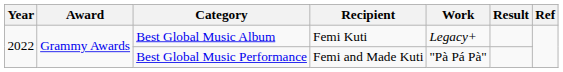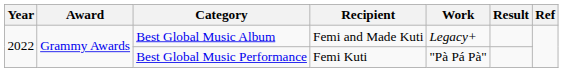(340, 36) Femi Kuti -> (368, 36) Femi and Made Kuti
(368, 57) Femi and Made Kuti -> (340, 57) Femi Kuti
